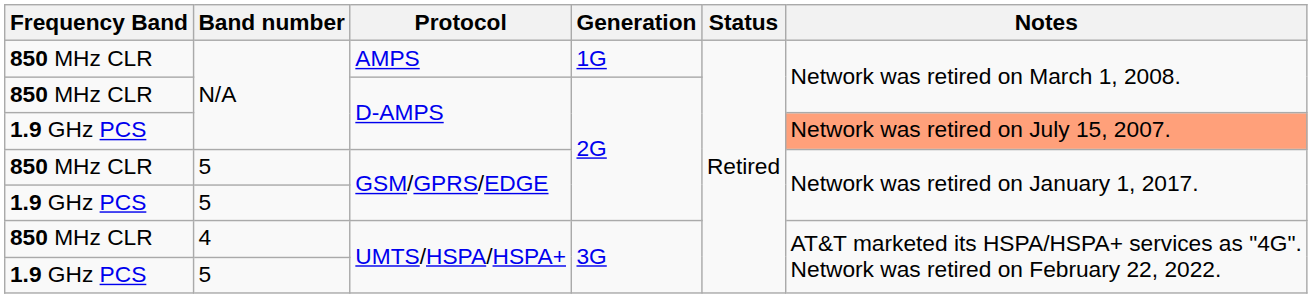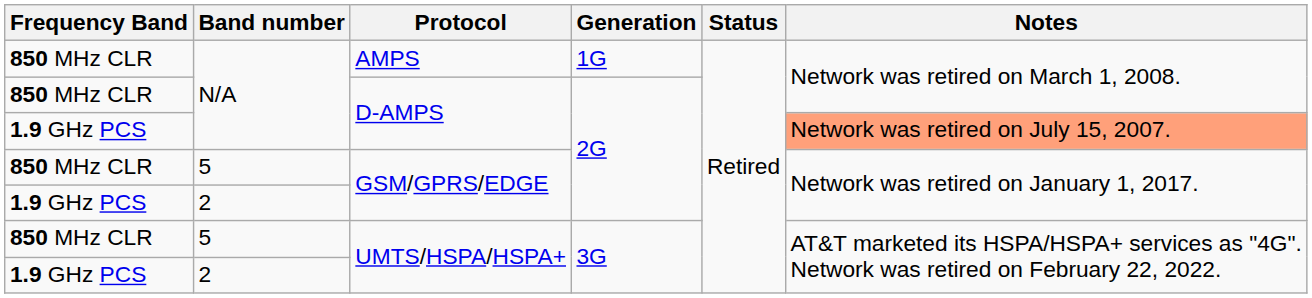(205, 202) 5 -> (205, 202) 2
(205, 238) 4 -> (205, 238) 5
(205, 274) 5 -> (205, 274) 2
